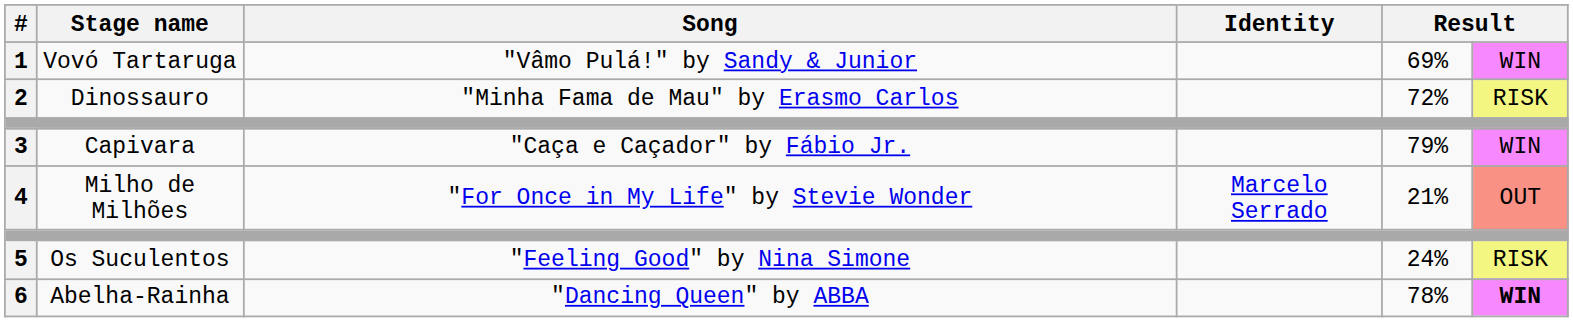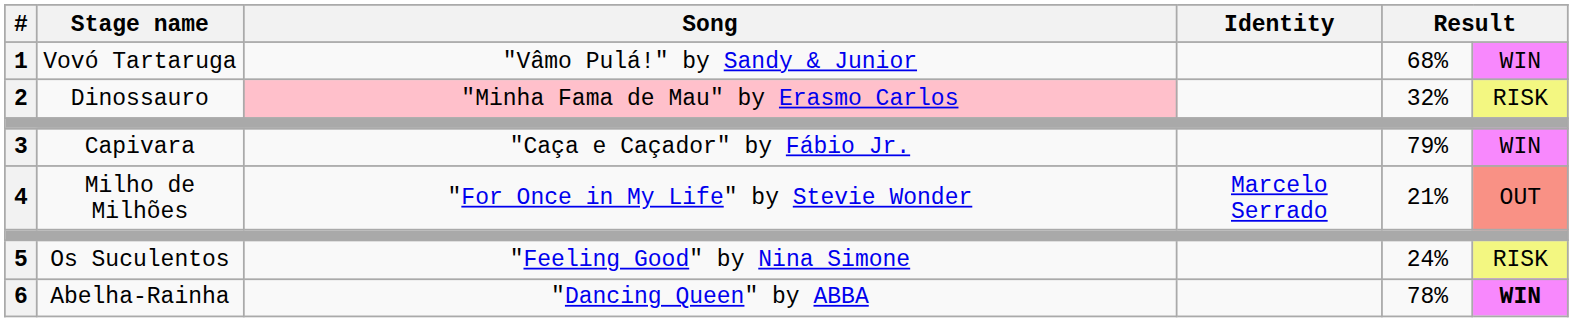(1427, 61) 69% -> (1427, 61) 68%
(710, 99) no background -> (710, 99) pink background
(1427, 99) 72% -> (1427, 99) 32%
